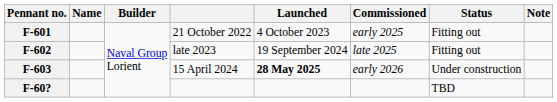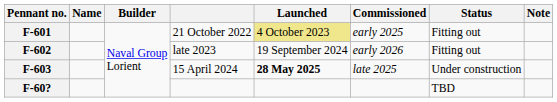(293, 32) no background -> (293, 32) khaki background
(375, 50) late 2025 -> (378, 50) early 2026
(378, 69) early 2026 -> (375, 69) late 2025
